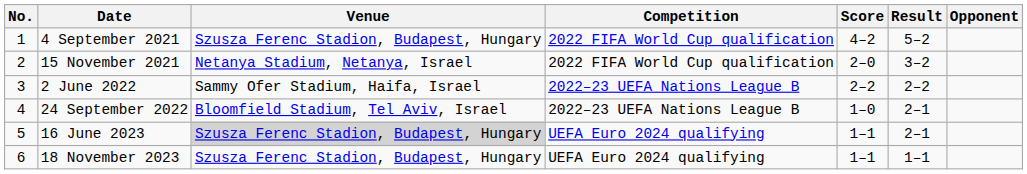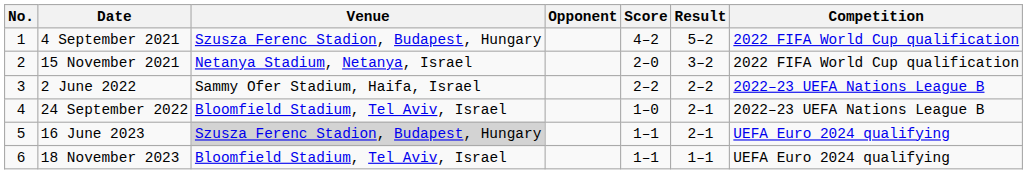columns swapped: (984, 16) <-> (691, 16)
(368, 157) Szusza Ferenc Stadion, Budapest, Hungary -> (351, 157) Bloomfield Stadium, Tel Aviv, Israel
